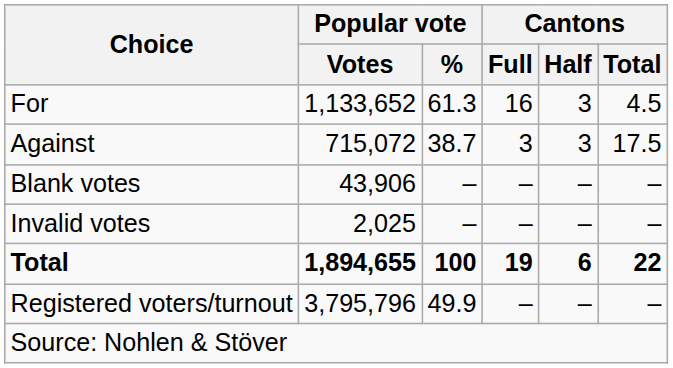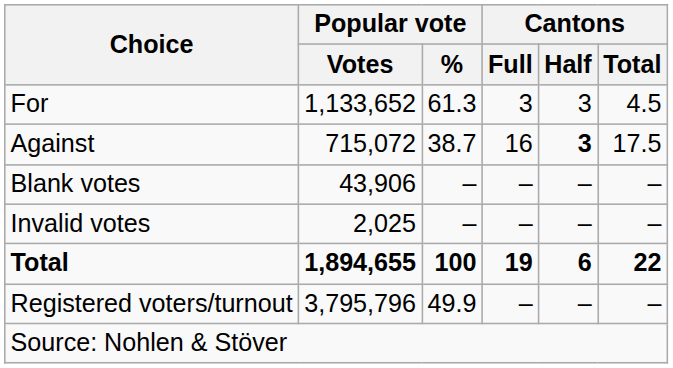(519, 104) 16 -> (526, 104) 3
(526, 143) 3 -> (519, 143) 16
(585, 143) normal -> (585, 143) bold
